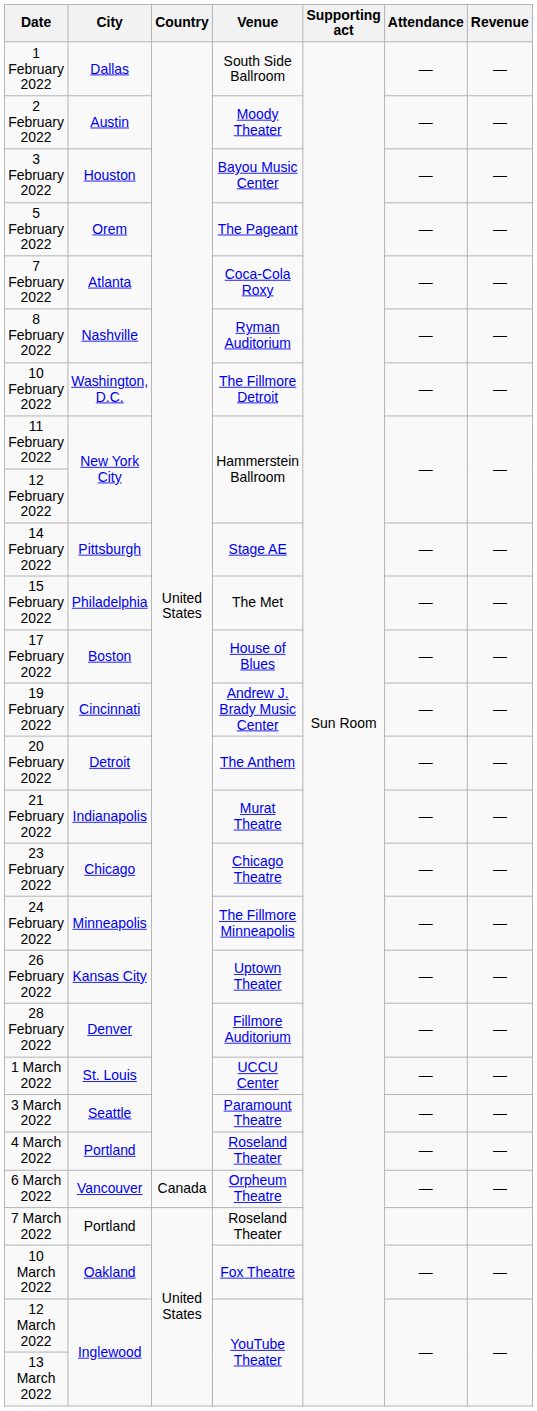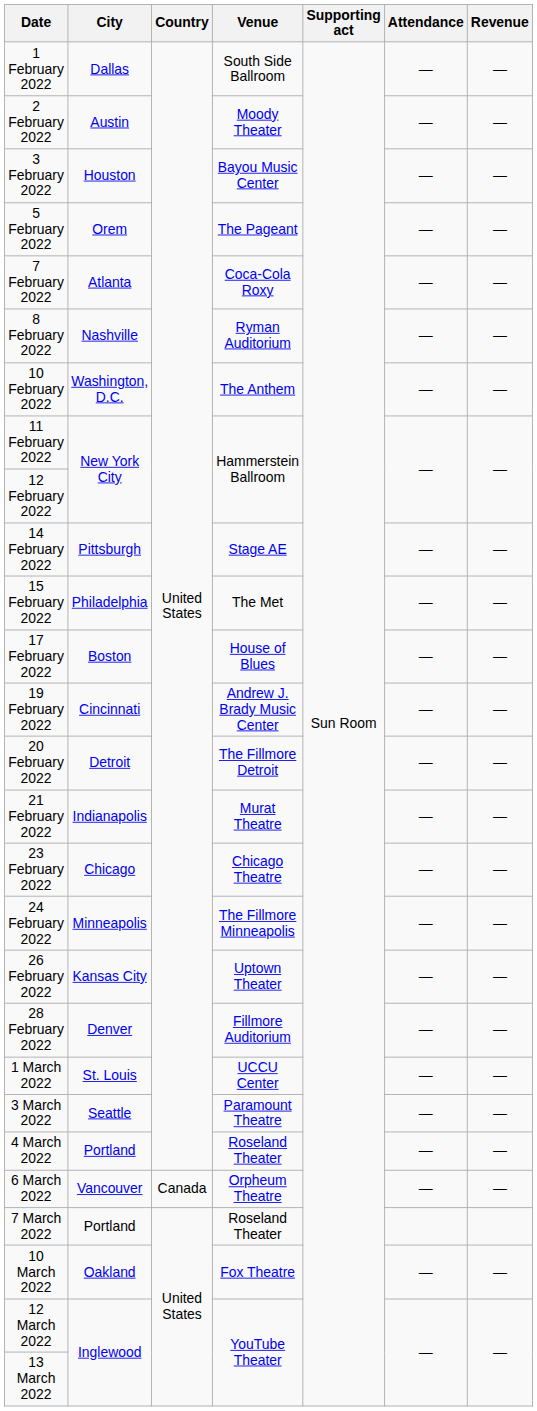(258, 389) The Fillmore Detroit -> (258, 389) The Anthem
(258, 763) The Anthem -> (258, 763) The Fillmore Detroit
